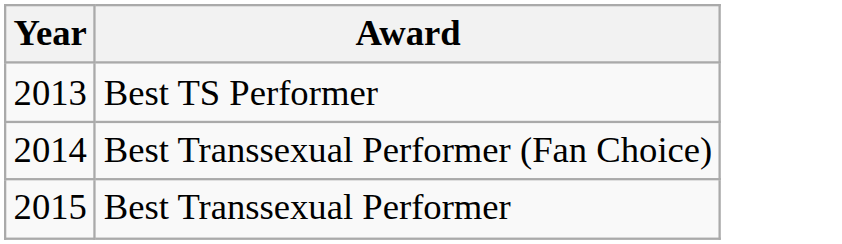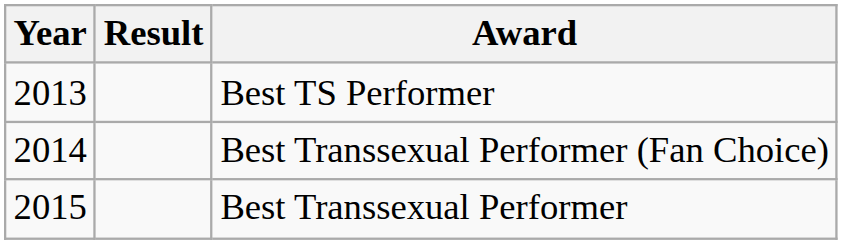+ column: (154, 33)
